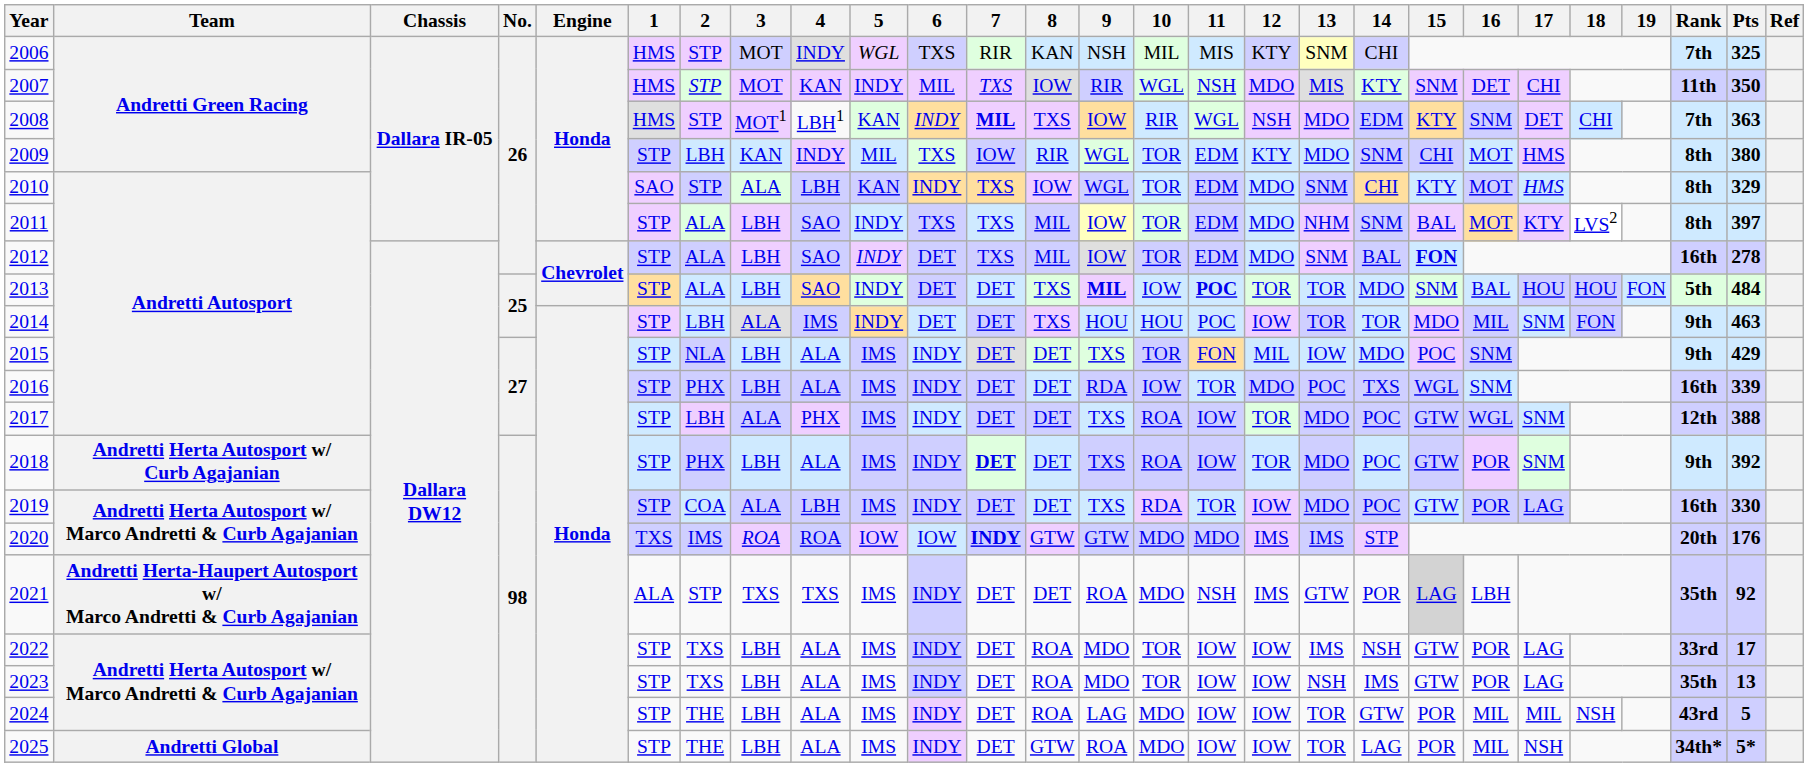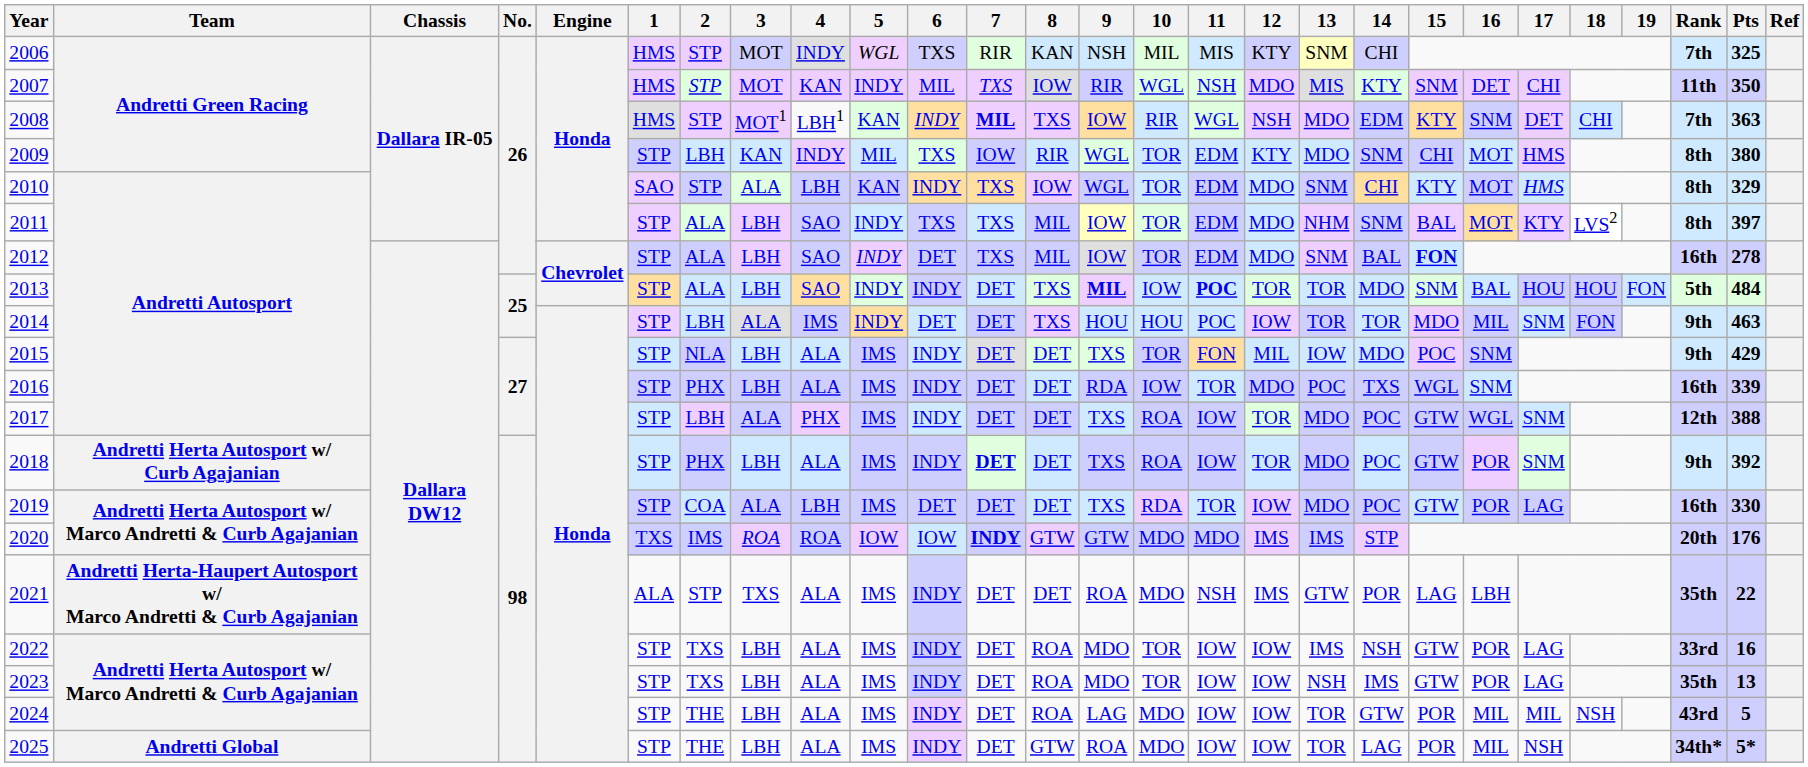(937, 288) DET -> (937, 288) INDY
(937, 505) INDY -> (937, 505) DET
(820, 593) TXS -> (820, 593) ALA
(1436, 593) lightgrey background -> (1436, 593) no background
(1746, 593) 92 -> (1746, 593) 22
(1746, 648) 17 -> (1746, 648) 16
